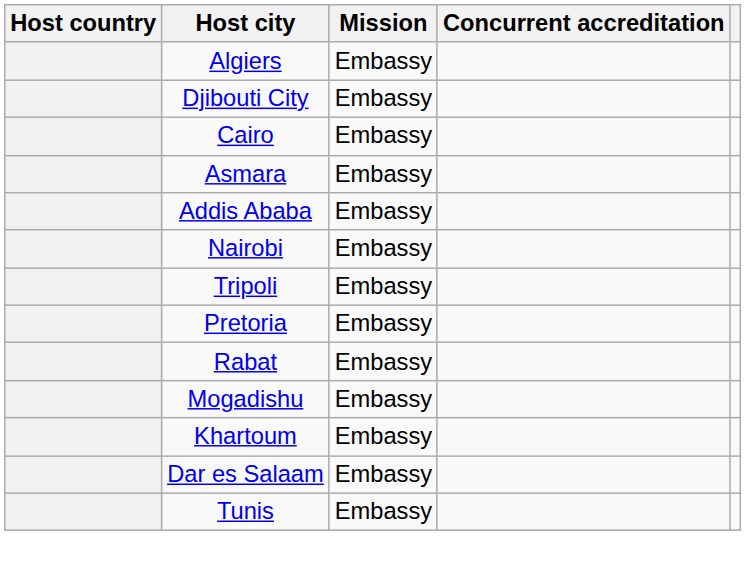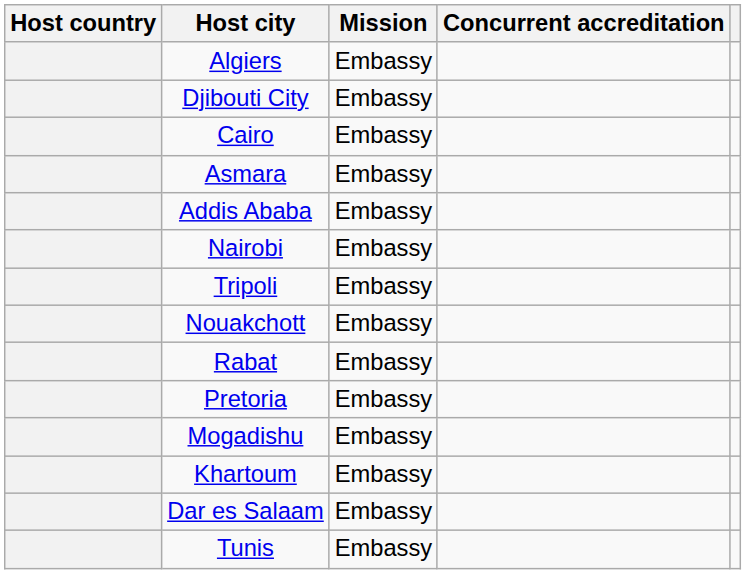+ row: (245, 323)
rows swapped: (245, 361) <-> (245, 323)
